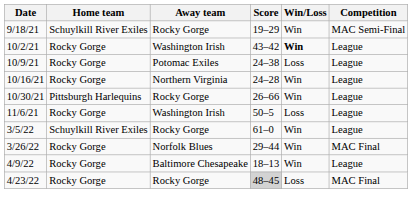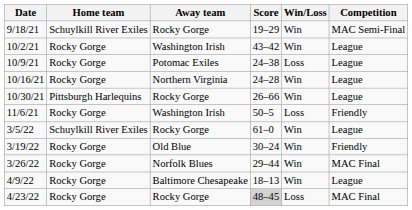(294, 46) bold -> (293, 46) normal
(347, 113) League -> (349, 113) Friendly
+ row: (23, 146)
